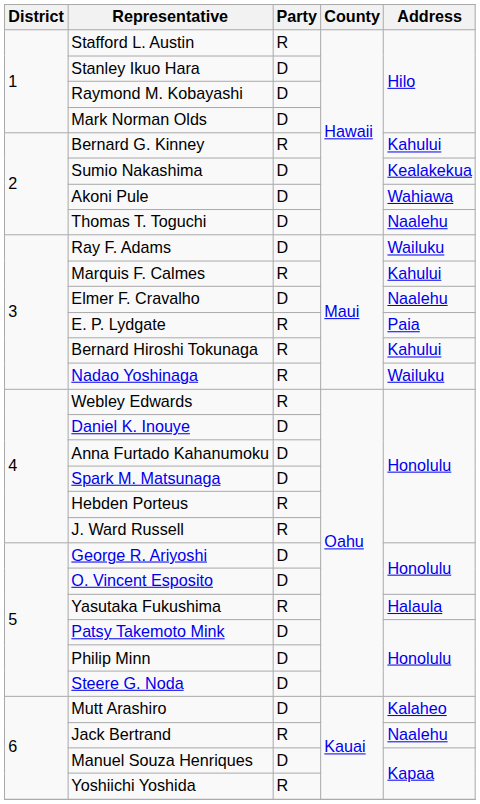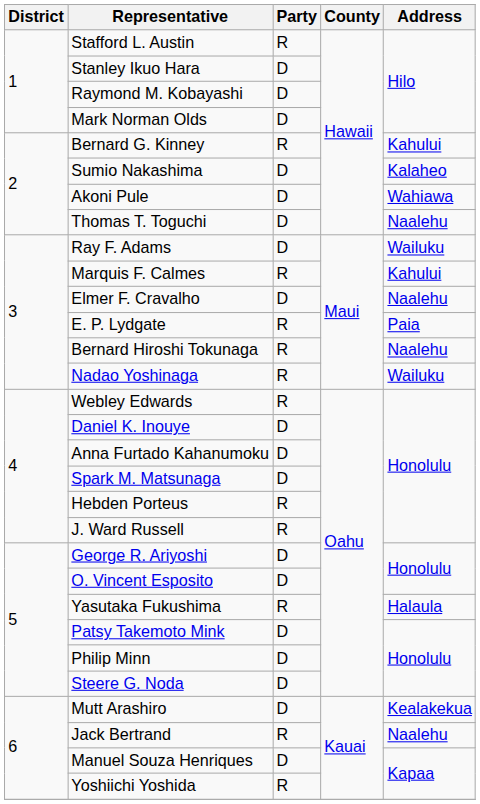(430, 171) Kealakekua -> (417, 171) Kalaheo
(414, 350) Kahului -> (418, 350) Naalehu
(417, 709) Kalaheo -> (430, 709) Kealakekua
